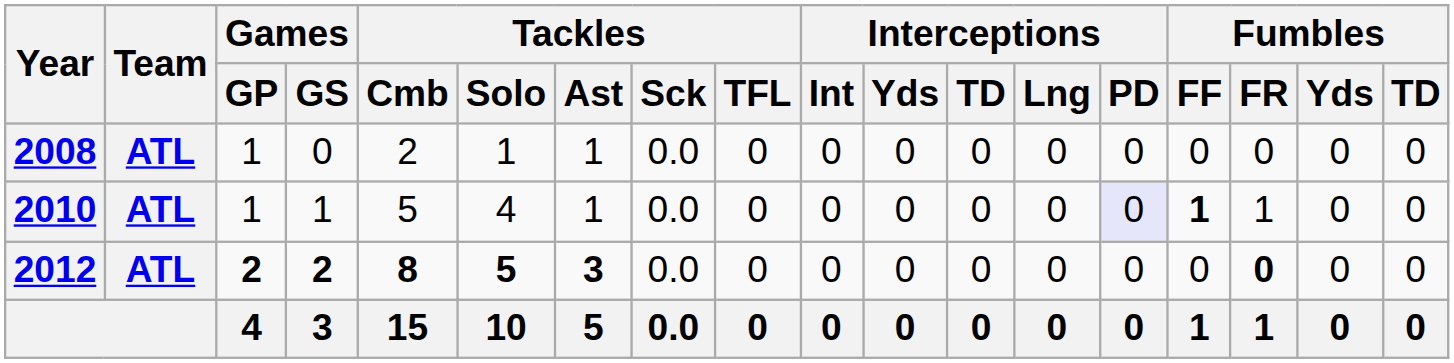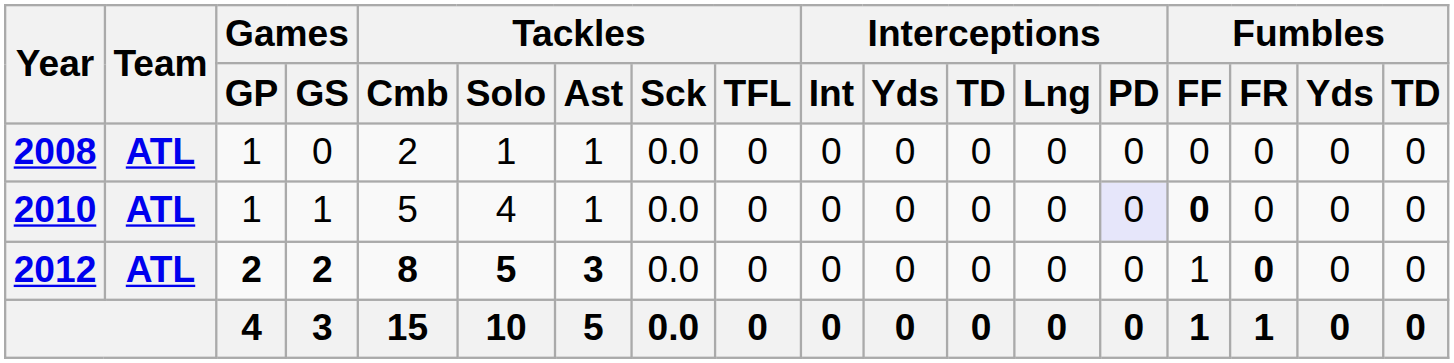(1199, 210) 1 -> (1199, 210) 0
(1264, 210) 1 -> (1264, 210) 0
(1199, 269) 0 -> (1199, 269) 1
